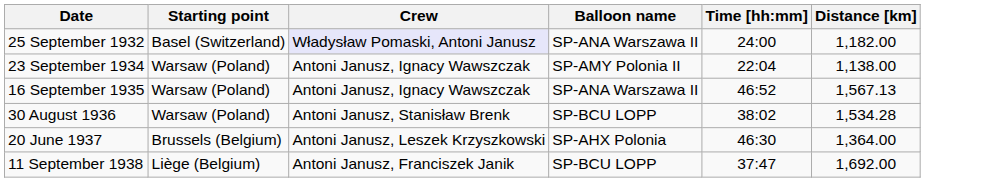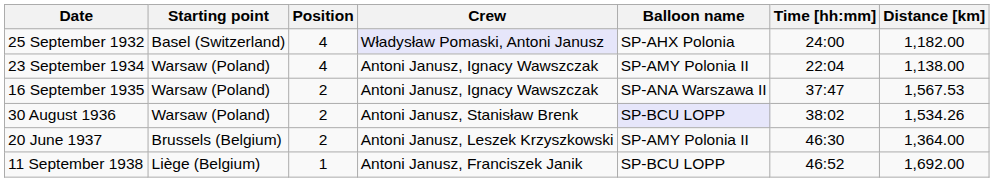+ column: (323, 16)
(625, 41) SP-ANA Warszawa II -> (678, 41) SP-AHX Polonia
(757, 90) 46:52 -> (825, 90) 37:47
(866, 90) 1,567.13 -> (934, 90) 1,567.53
(604, 115) no background -> (673, 115) lavender background
(866, 115) 1,534.28 -> (934, 115) 1,534.26
(609, 139) SP-AHX Polonia -> (685, 139) SP-AMY Polonia II
(757, 164) 37:47 -> (825, 164) 46:52
